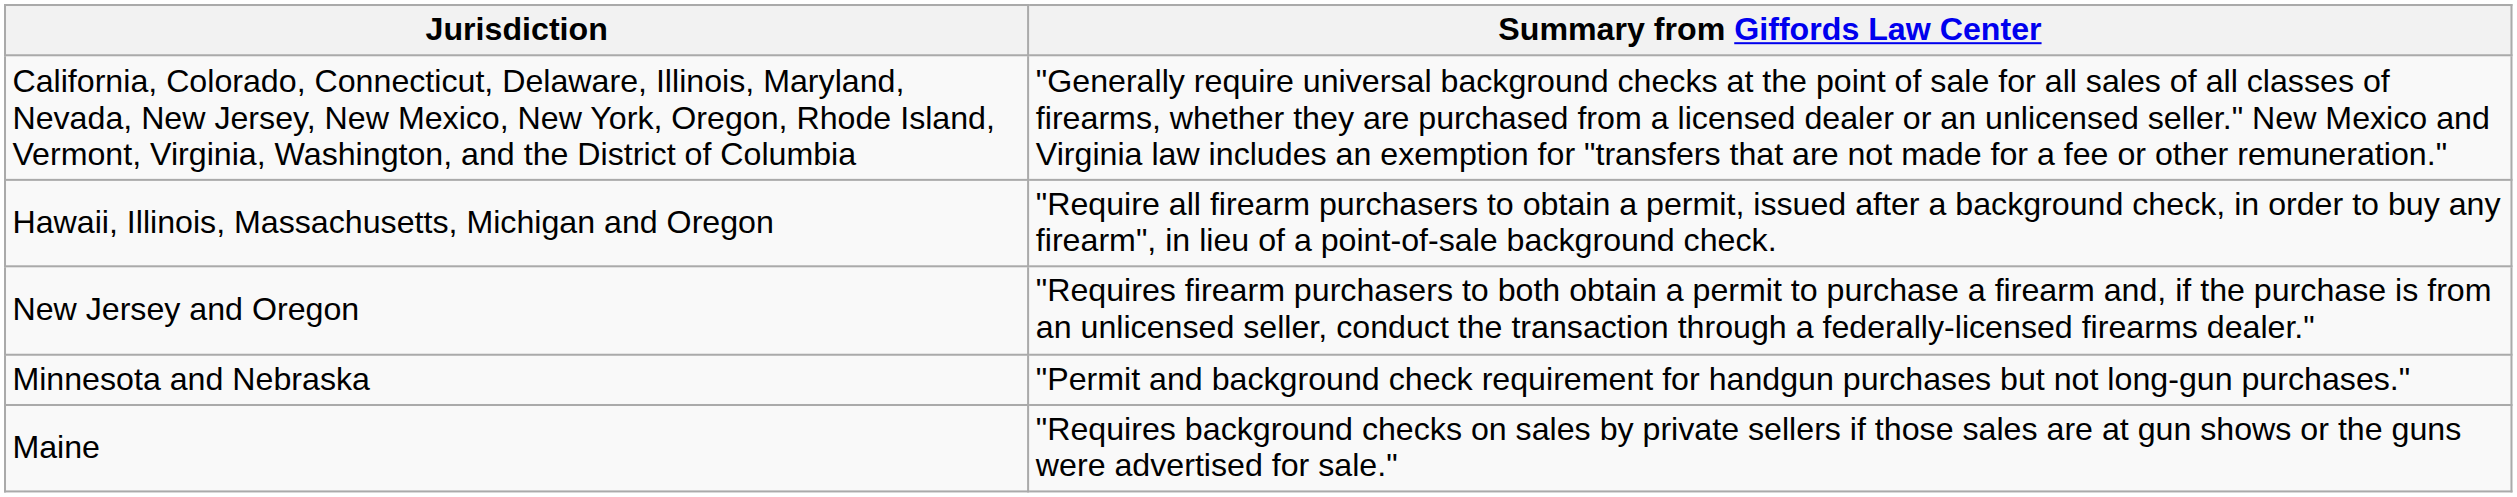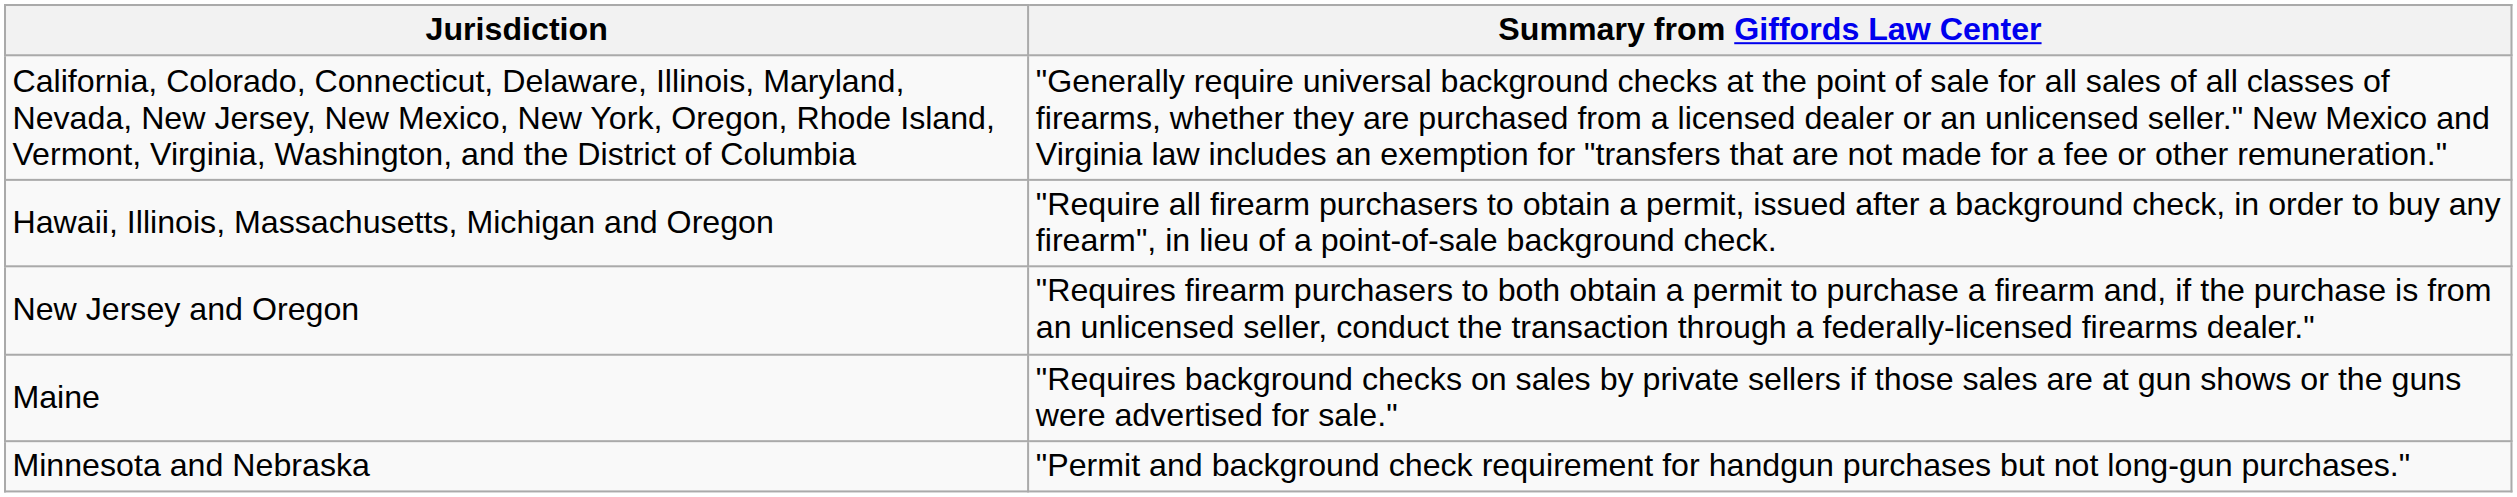rows swapped: (191, 378) <-> (56, 447)
